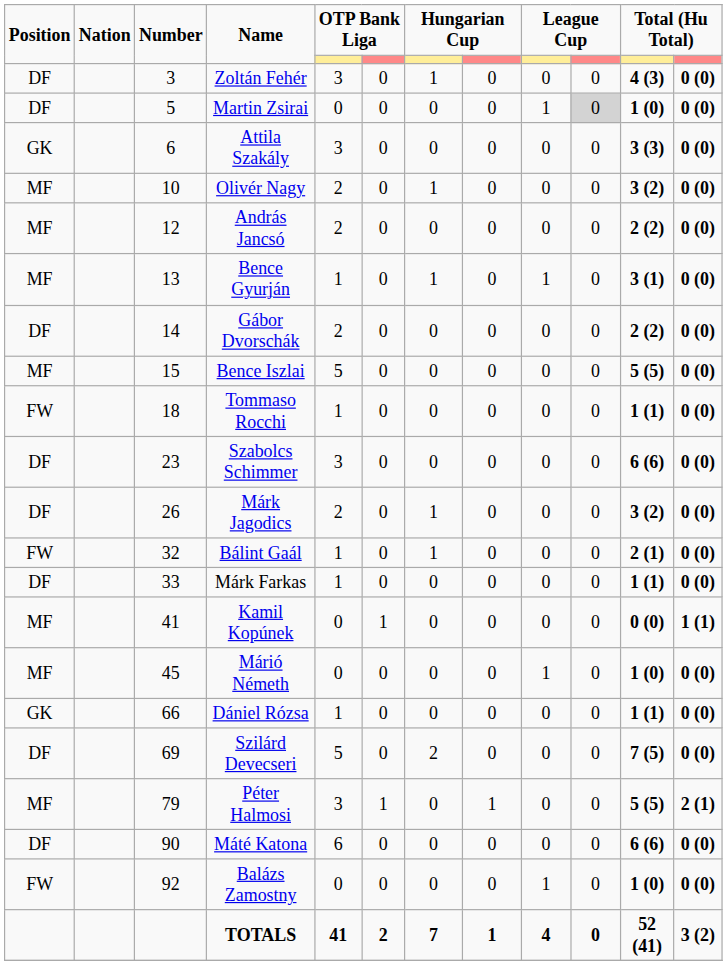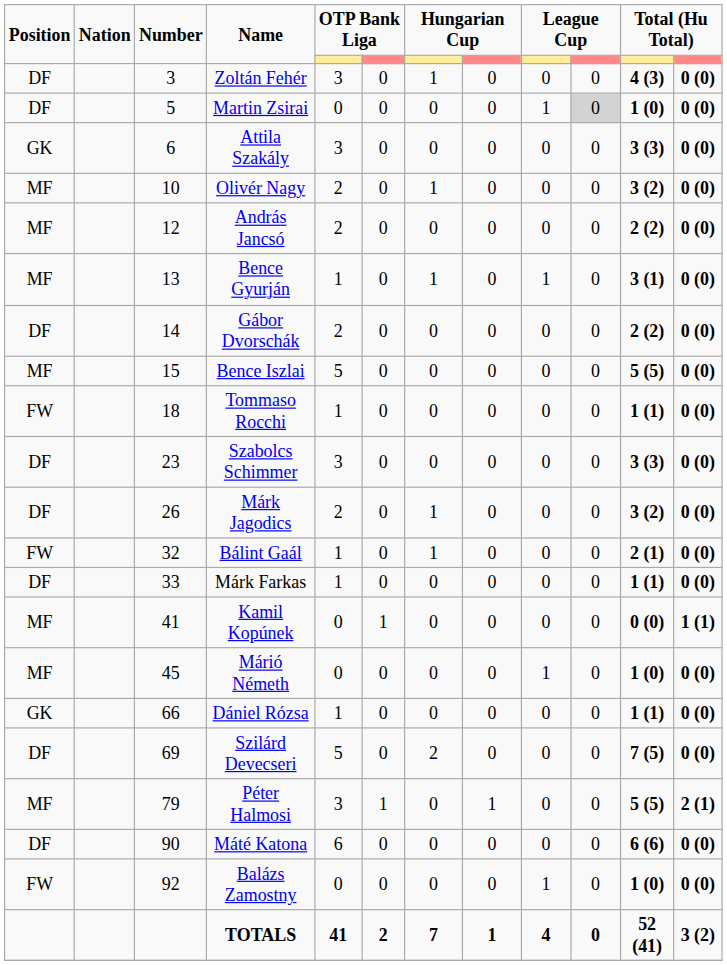(647, 461) 6 (6) -> (647, 461) 3 (3)
